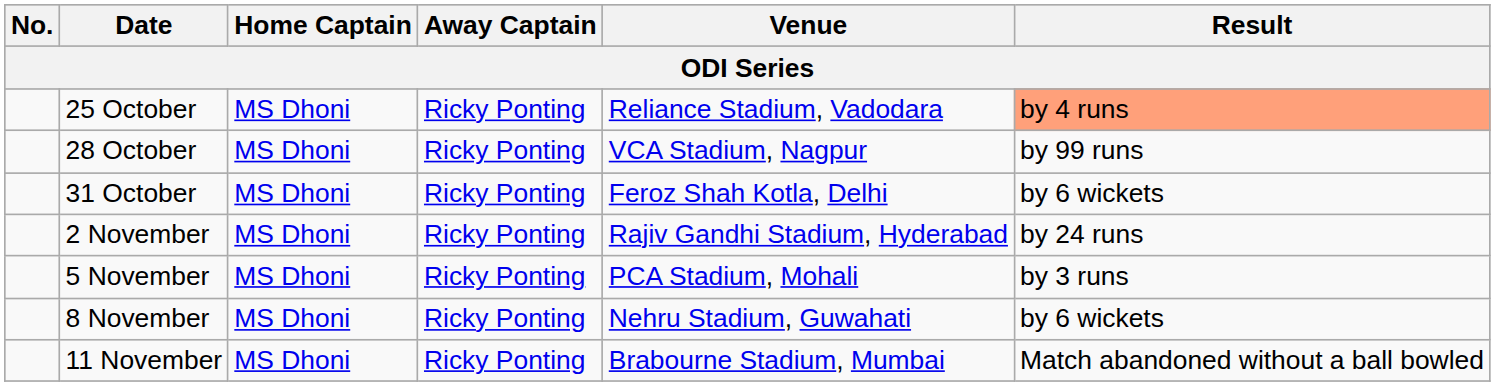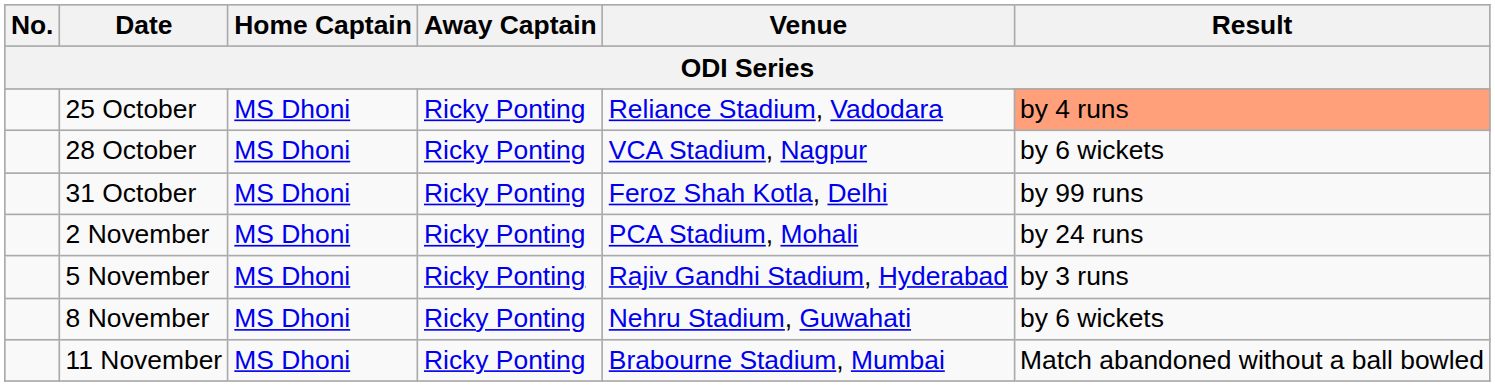(1082, 151) by 99 runs -> (1092, 151) by 6 wickets
(1092, 192) by 6 wickets -> (1082, 192) by 99 runs
(808, 234) Rajiv Gandhi Stadium, Hyderabad -> (734, 234) PCA Stadium, Mohali
(734, 276) PCA Stadium, Mohali -> (808, 276) Rajiv Gandhi Stadium, Hyderabad
